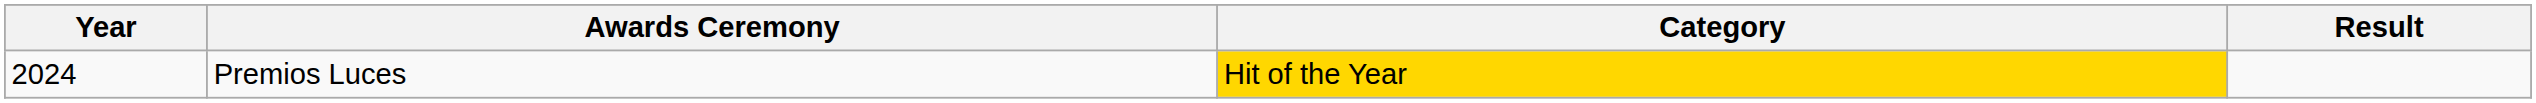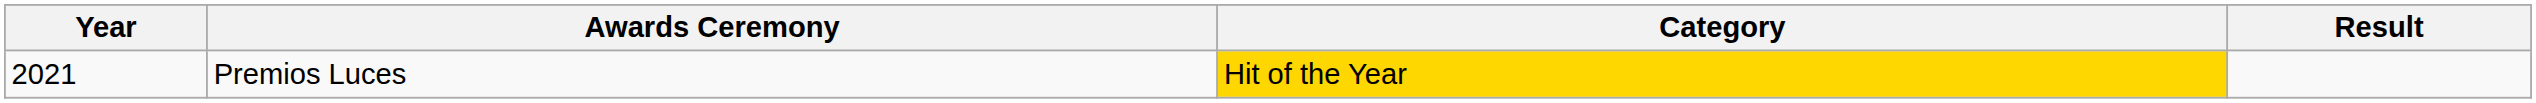(44, 73) 2024 -> (44, 73) 2021
